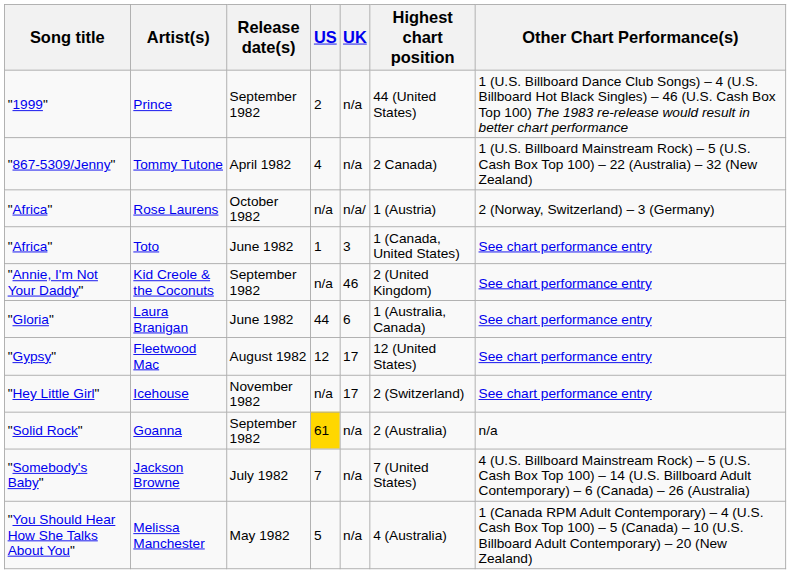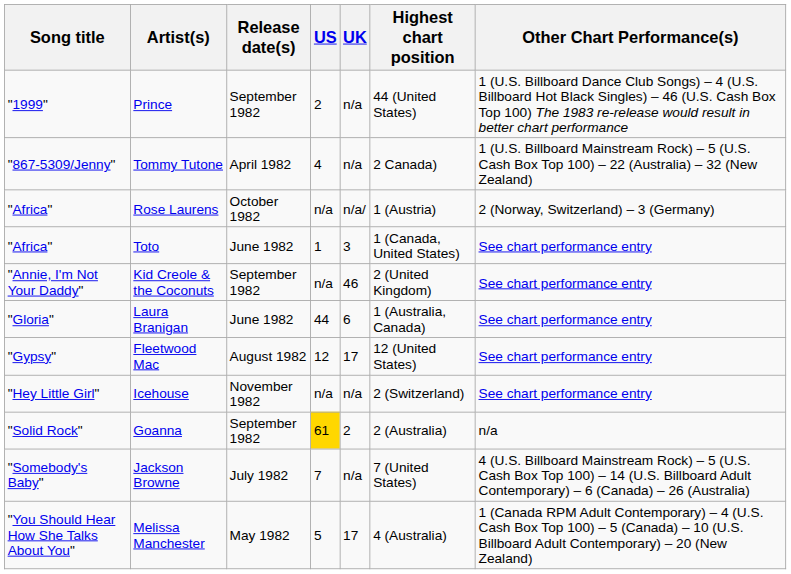(351, 393) 17 -> (353, 393) n/a
(353, 430) n/a -> (347, 430) 2
(353, 535) n/a -> (351, 535) 17
